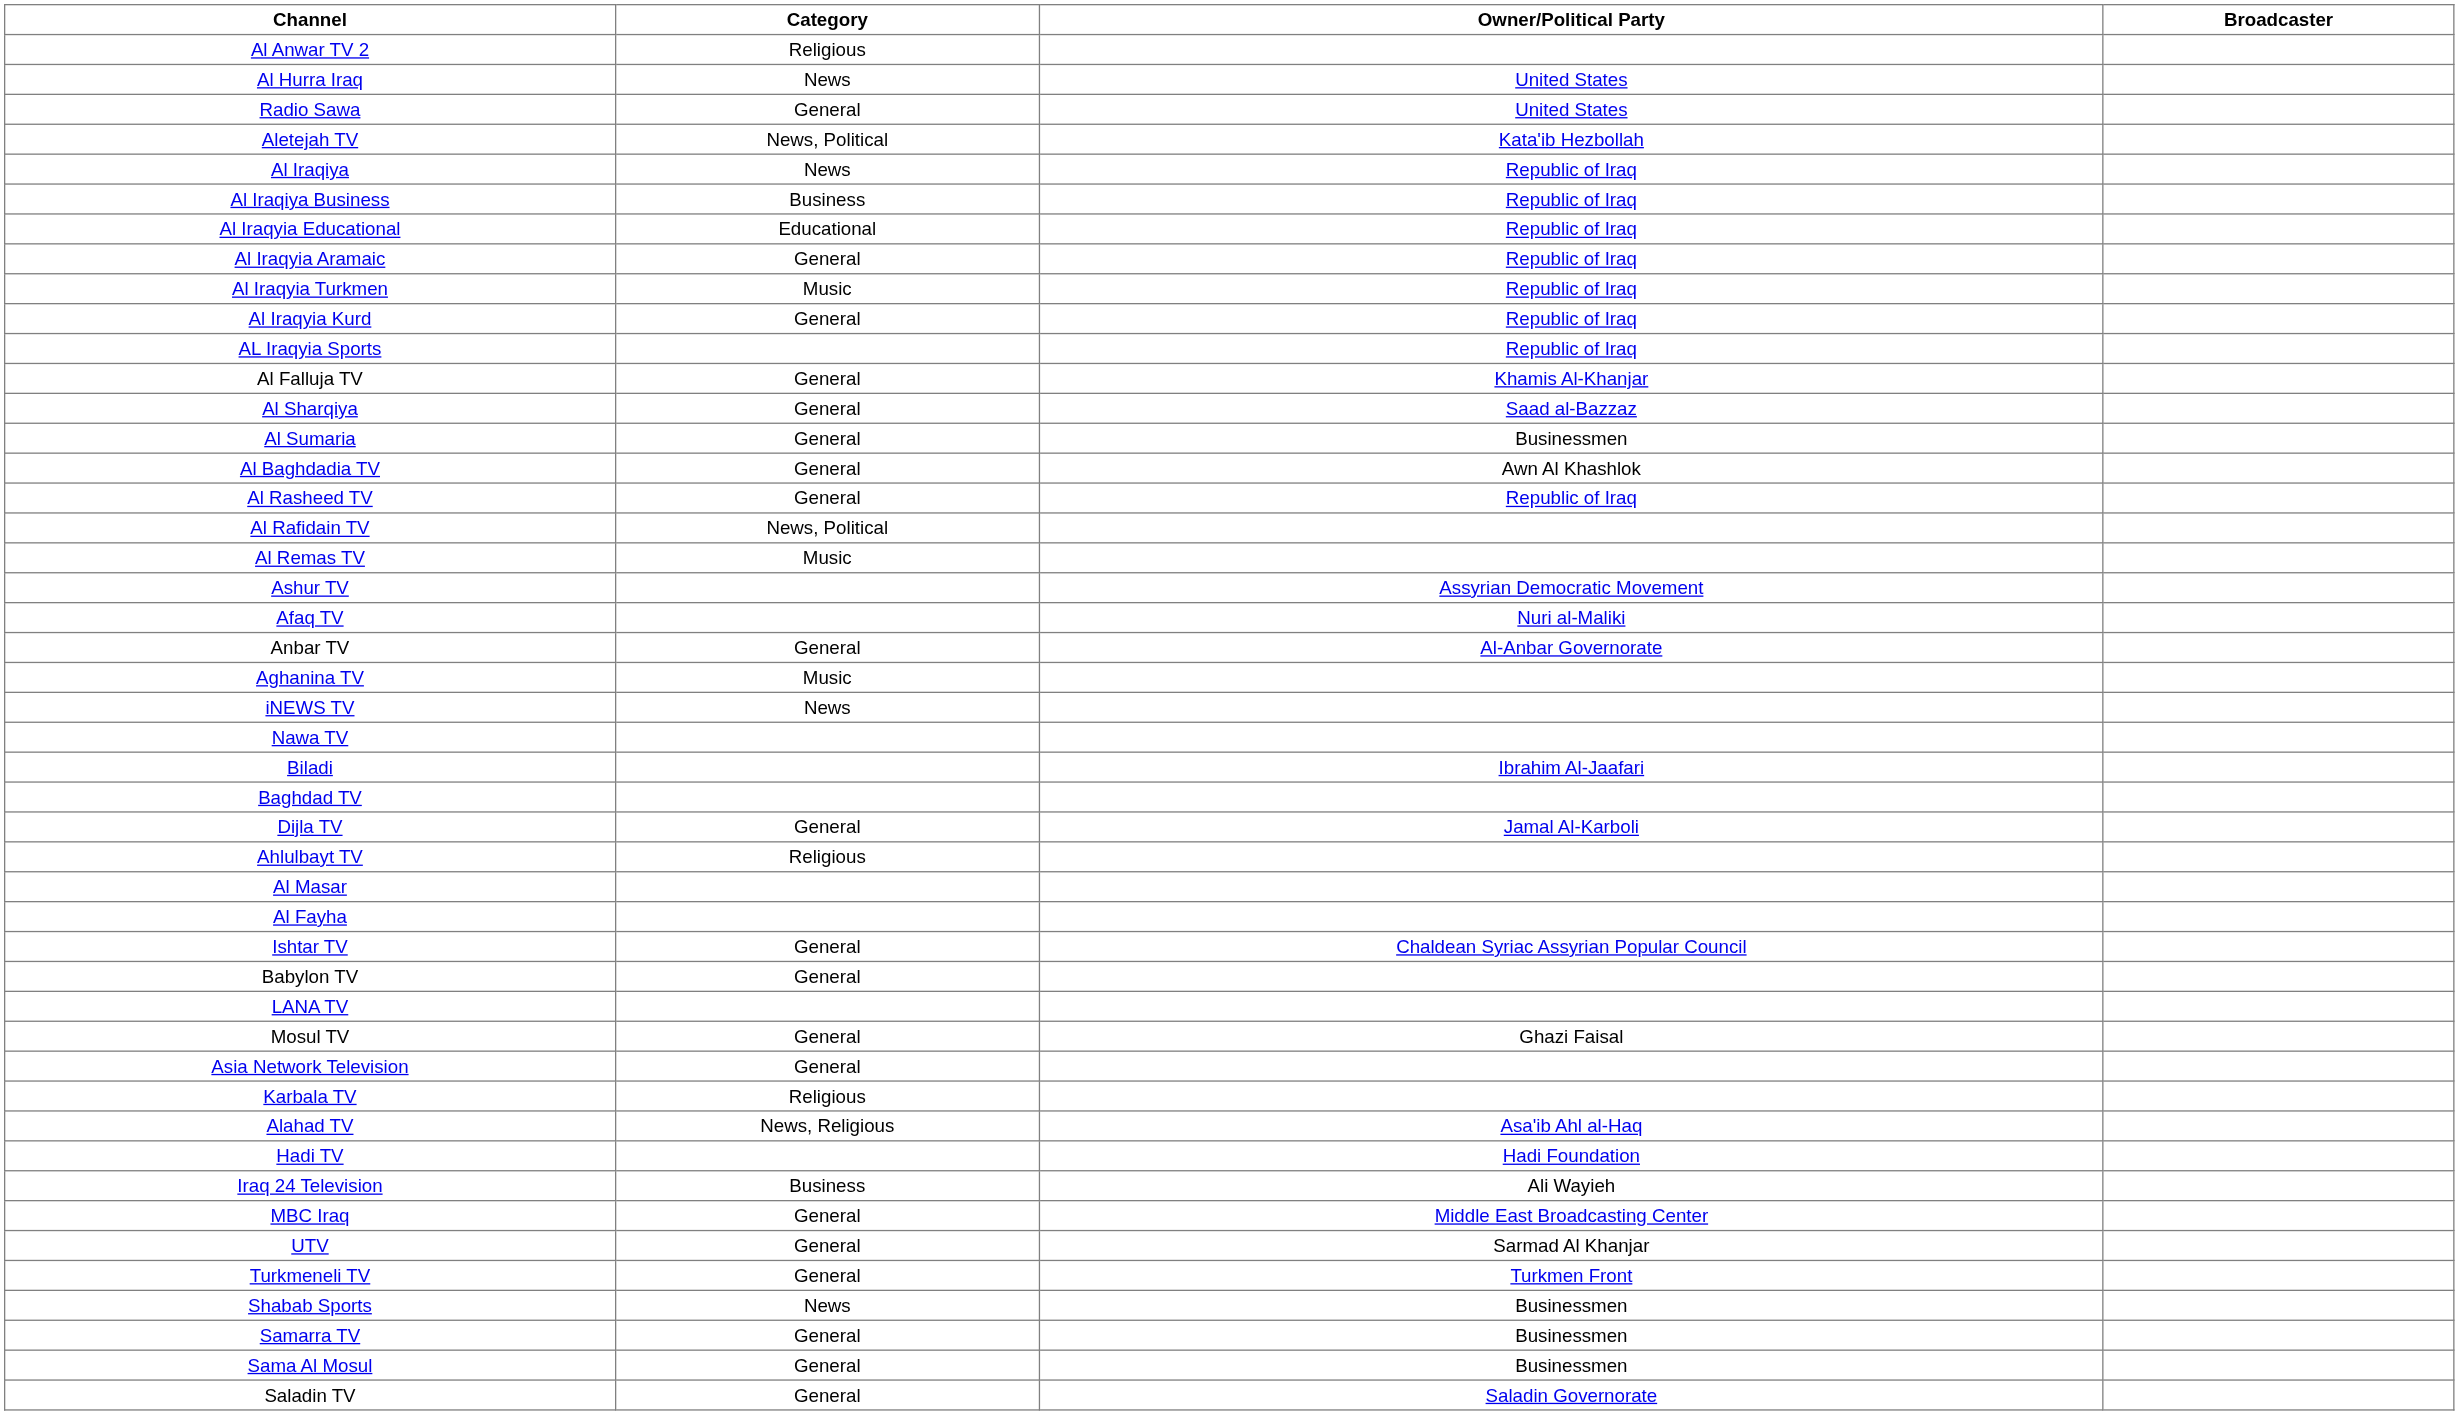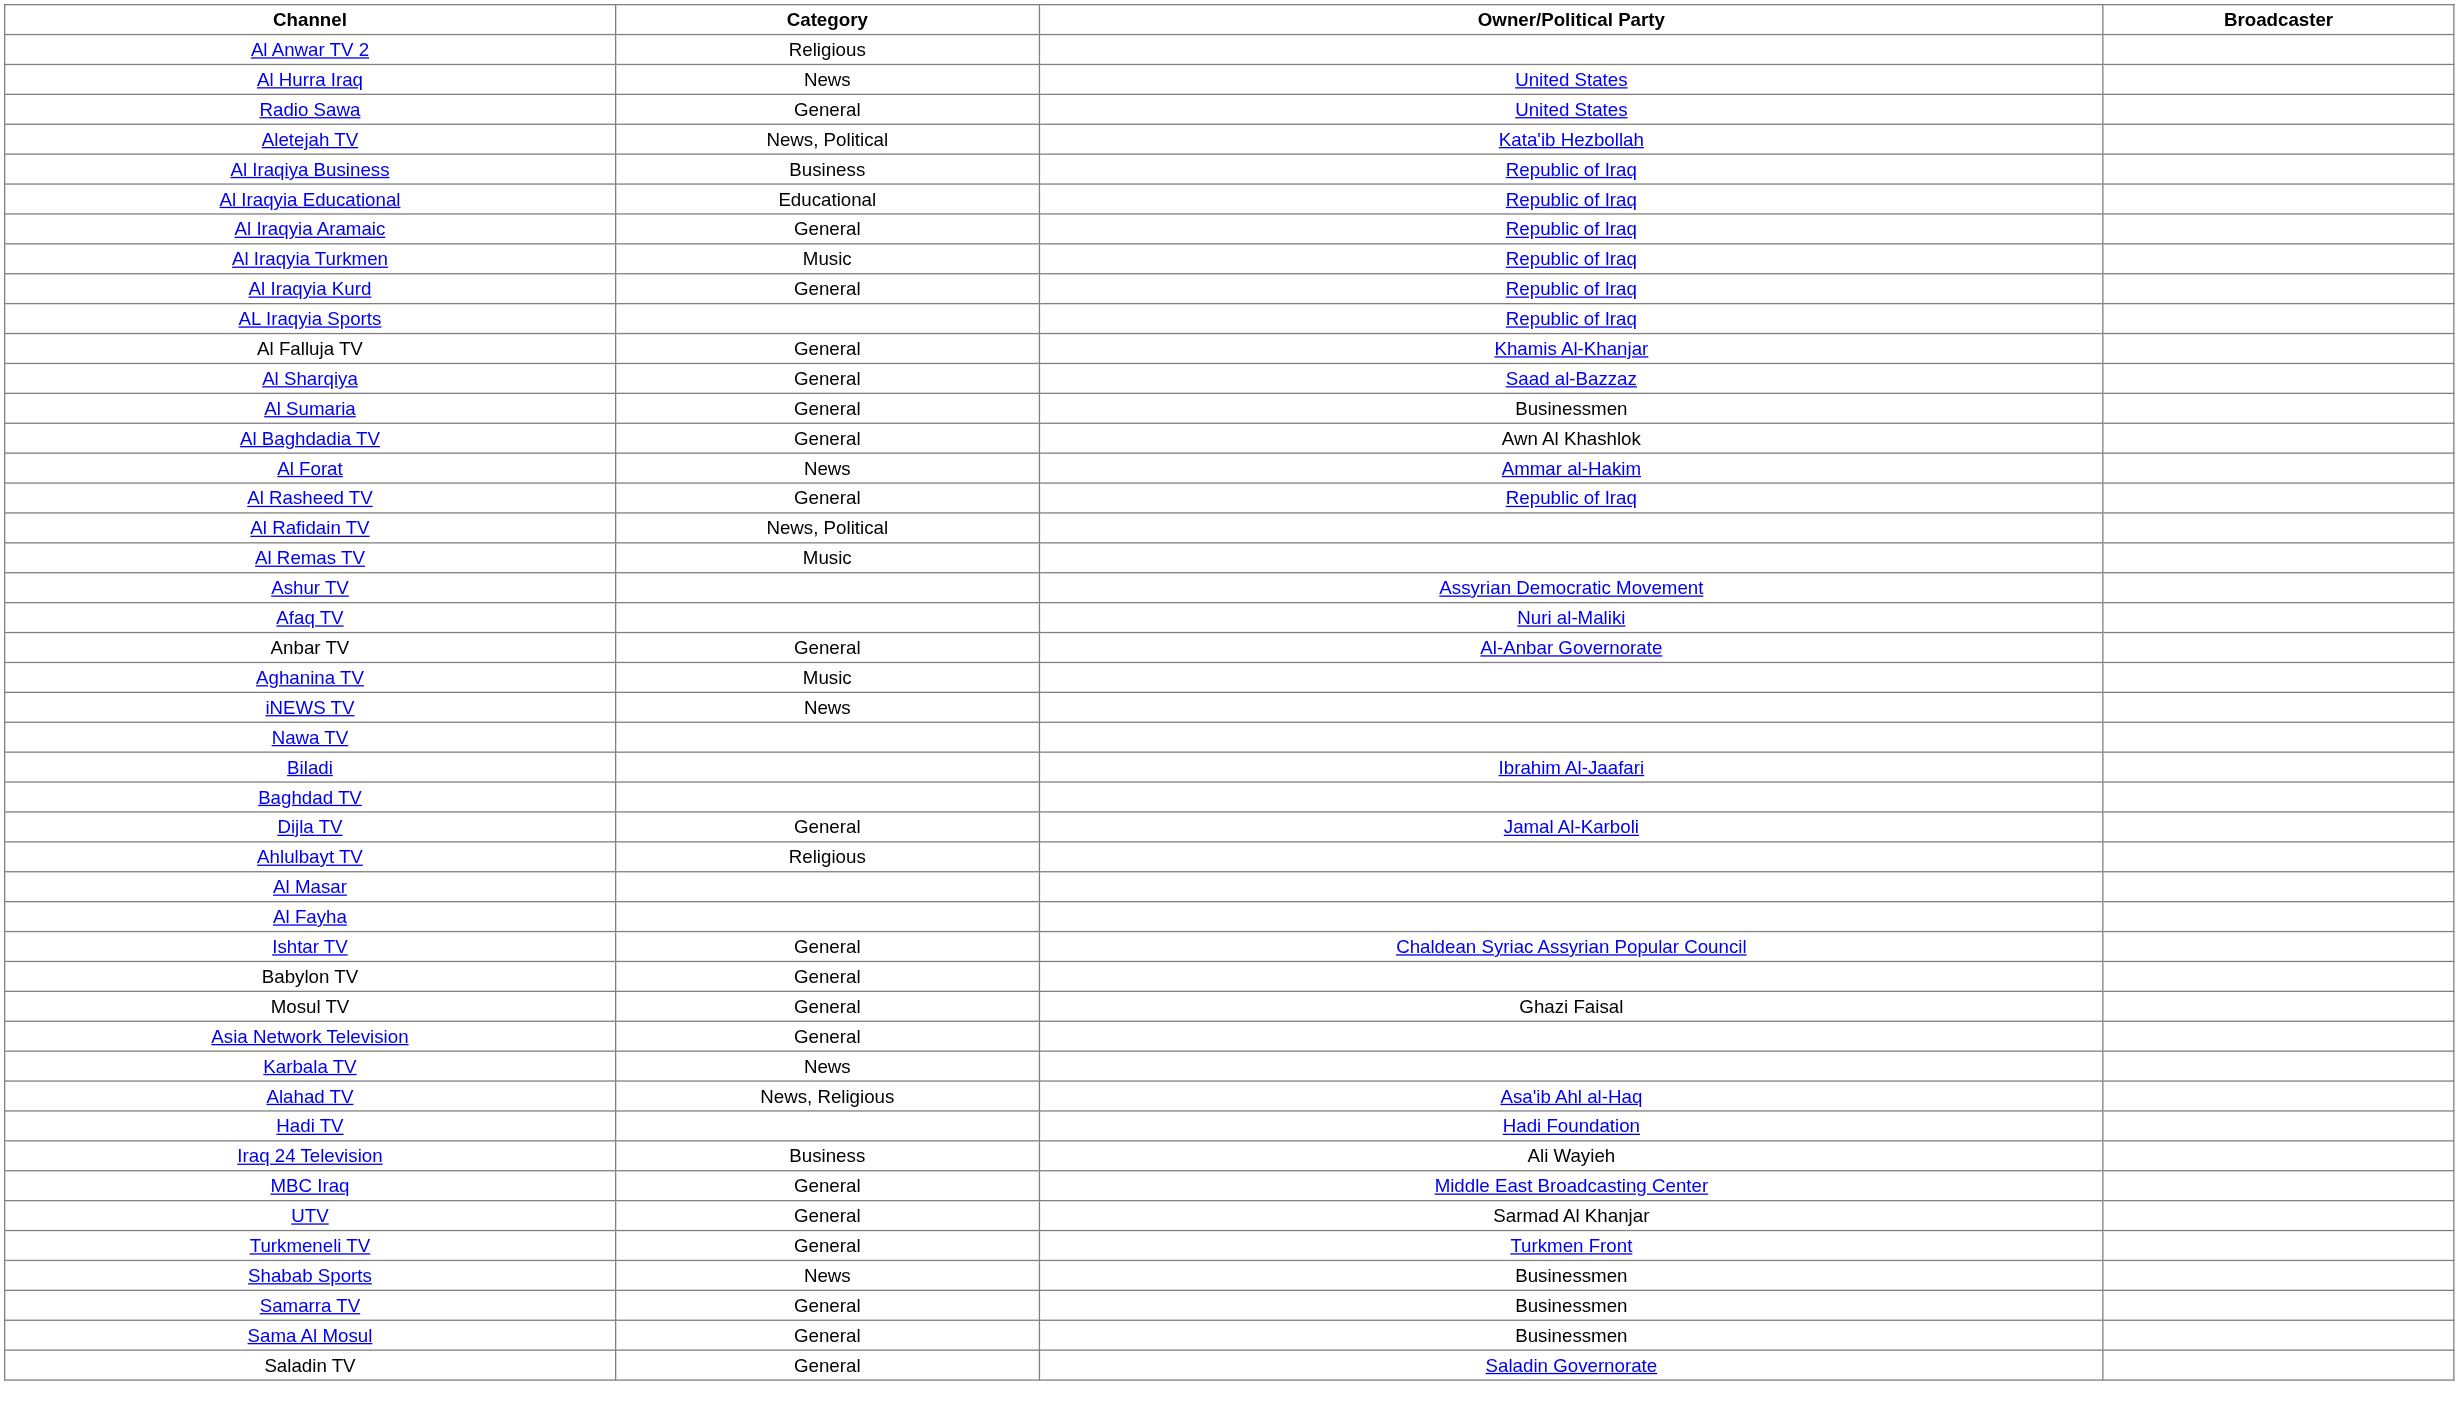- row: (310, 169)
+ row: (310, 468)
- row: (310, 1006)
(827, 1096) Religious -> (827, 1066) News
